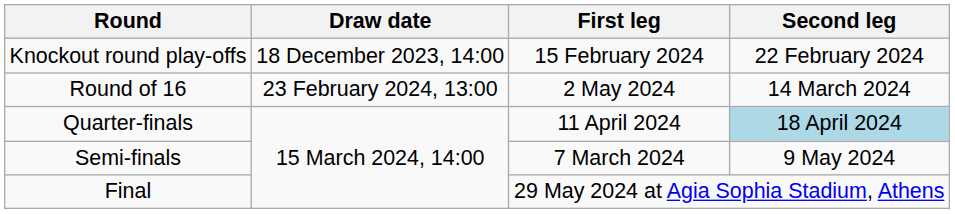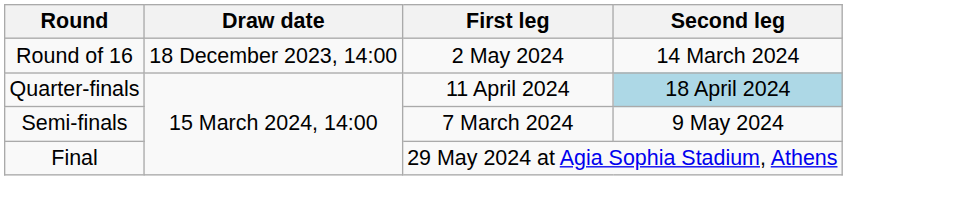- row: (128, 55)
(380, 89) 23 February 2024, 13:00 -> (273, 55) 18 December 2023, 14:00
